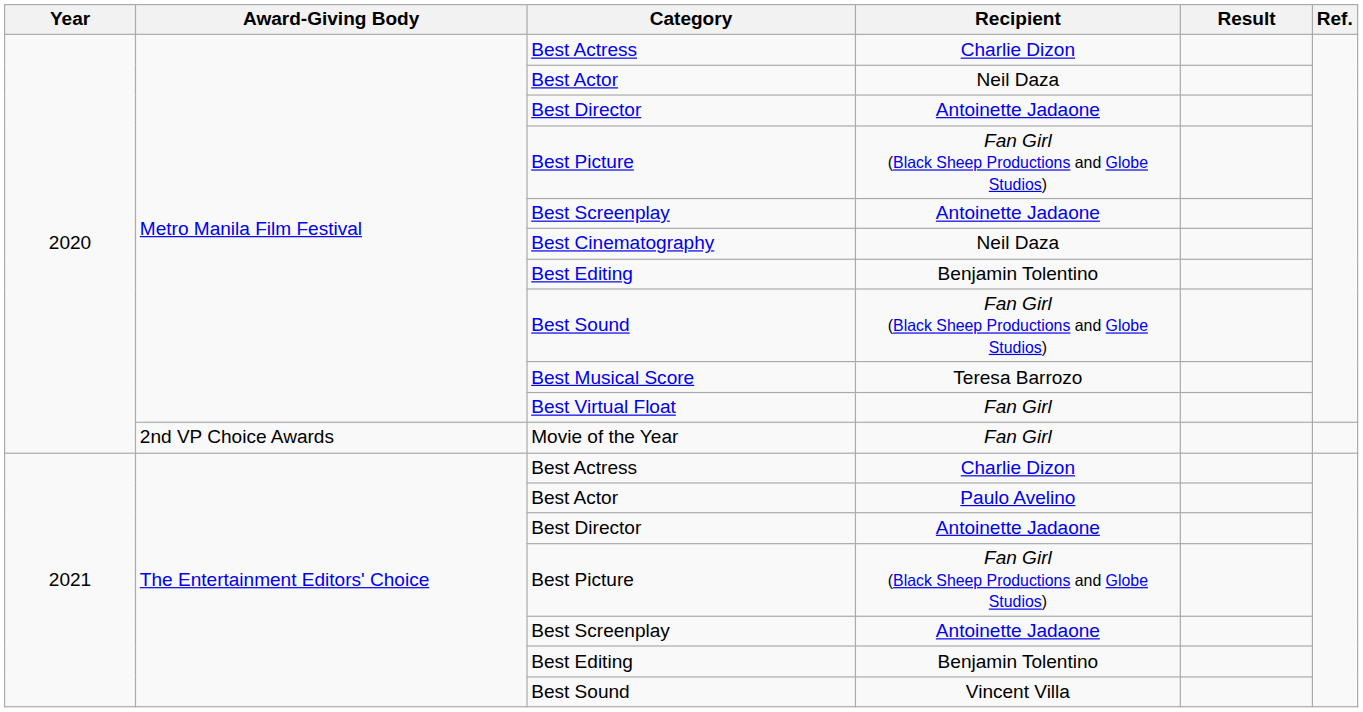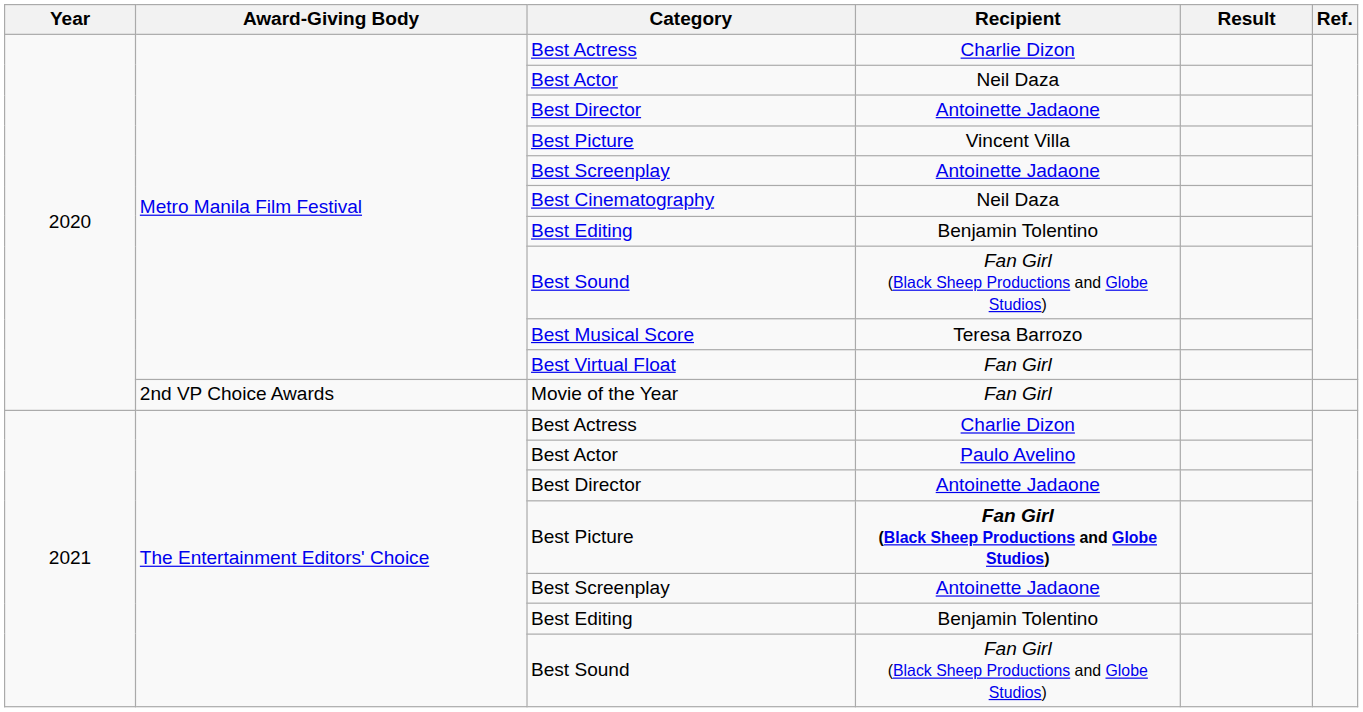(1018, 161) Fan Girl (Black Sheep Productions and Globe Studios) -> (1018, 140) Vincent Villa
(1018, 579) normal -> (1018, 536) bold
(1018, 691) Vincent Villa -> (1018, 670) Fan Girl (Black Sheep Productions and Globe Studios)
